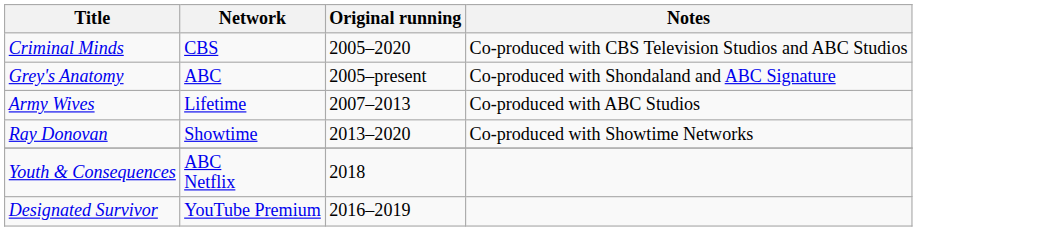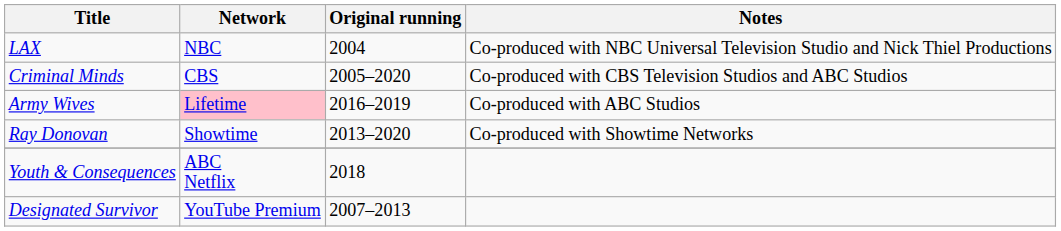+ row: (25, 47)
- row: (66, 76)
(215, 104) no background -> (215, 104) pink background
(370, 104) 2007–2013 -> (370, 104) 2016–2019
(370, 211) 2016–2019 -> (370, 211) 2007–2013
